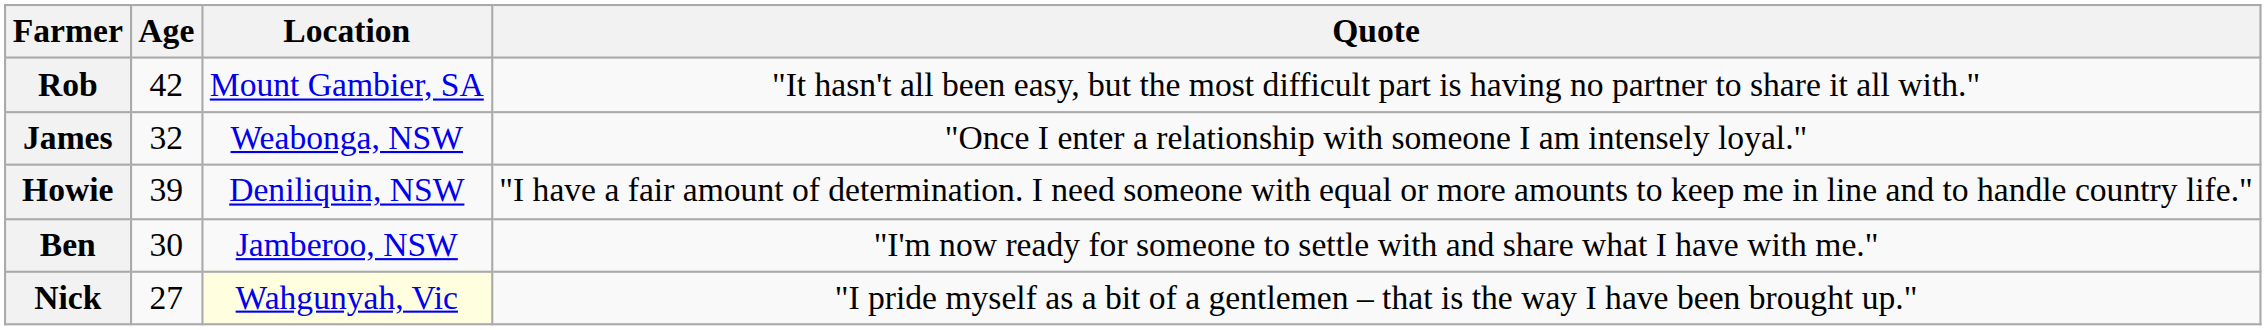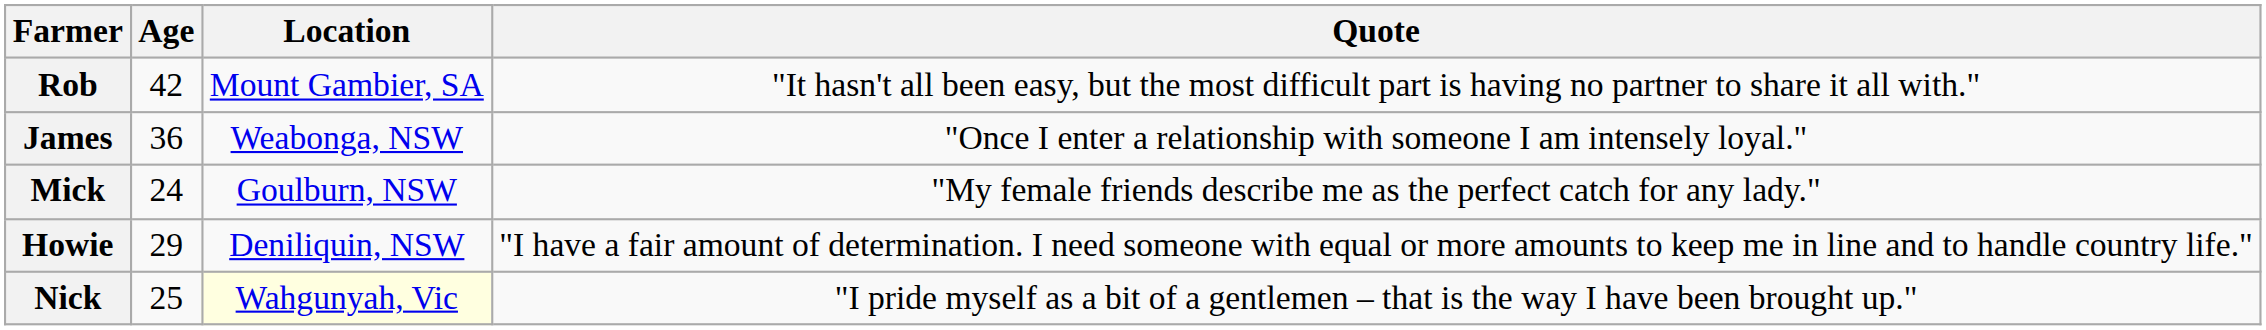(166, 137) 32 -> (166, 137) 36
+ row: (68, 191)
(166, 191) 39 -> (166, 244) 29
- row: (68, 244)
(166, 297) 27 -> (166, 297) 25
